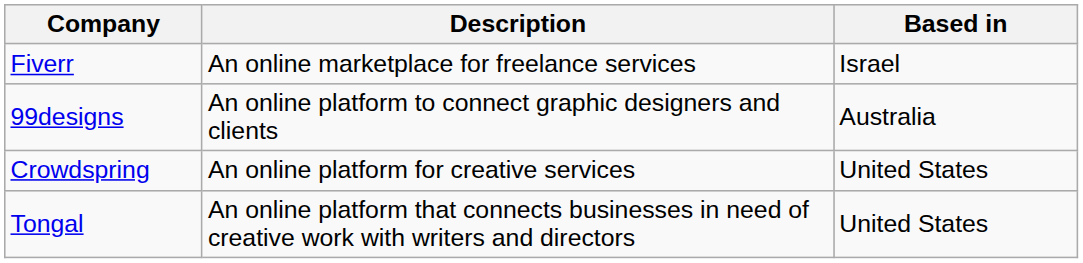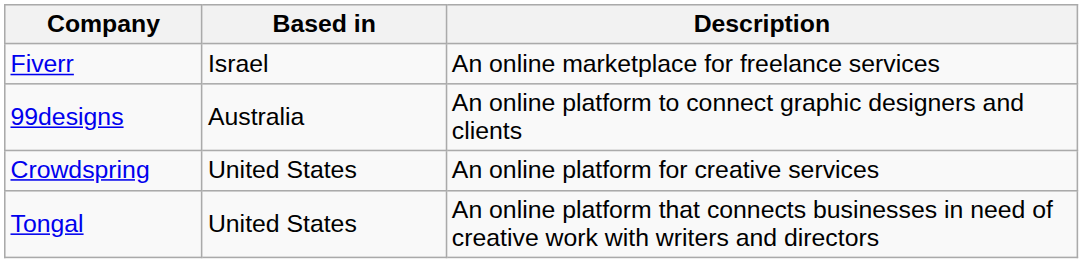columns swapped: (956, 24) <-> (518, 24)
